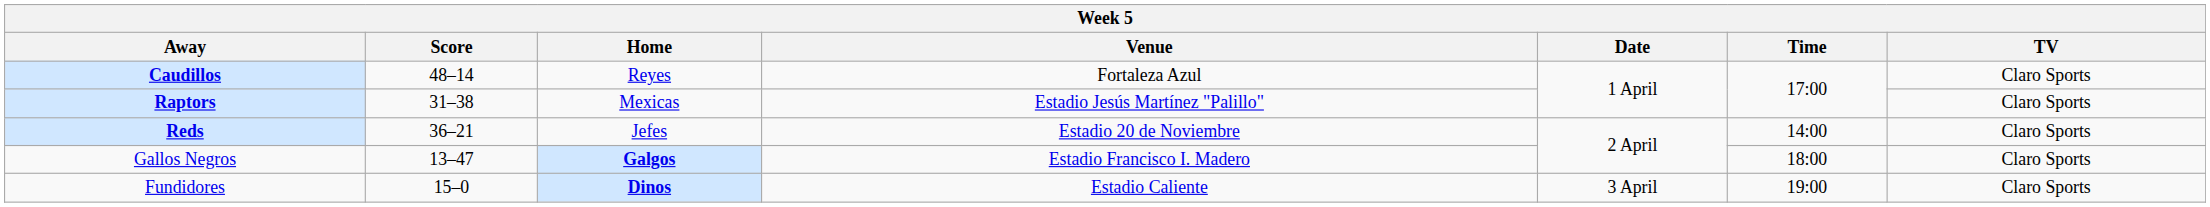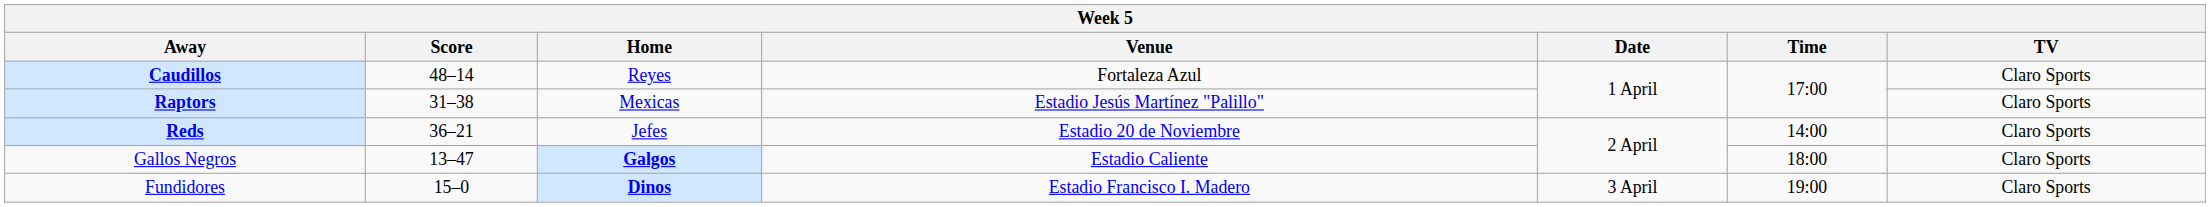(1149, 159) Estadio Francisco I. Madero -> (1149, 159) Estadio Caliente
(1149, 187) Estadio Caliente -> (1149, 187) Estadio Francisco I. Madero
